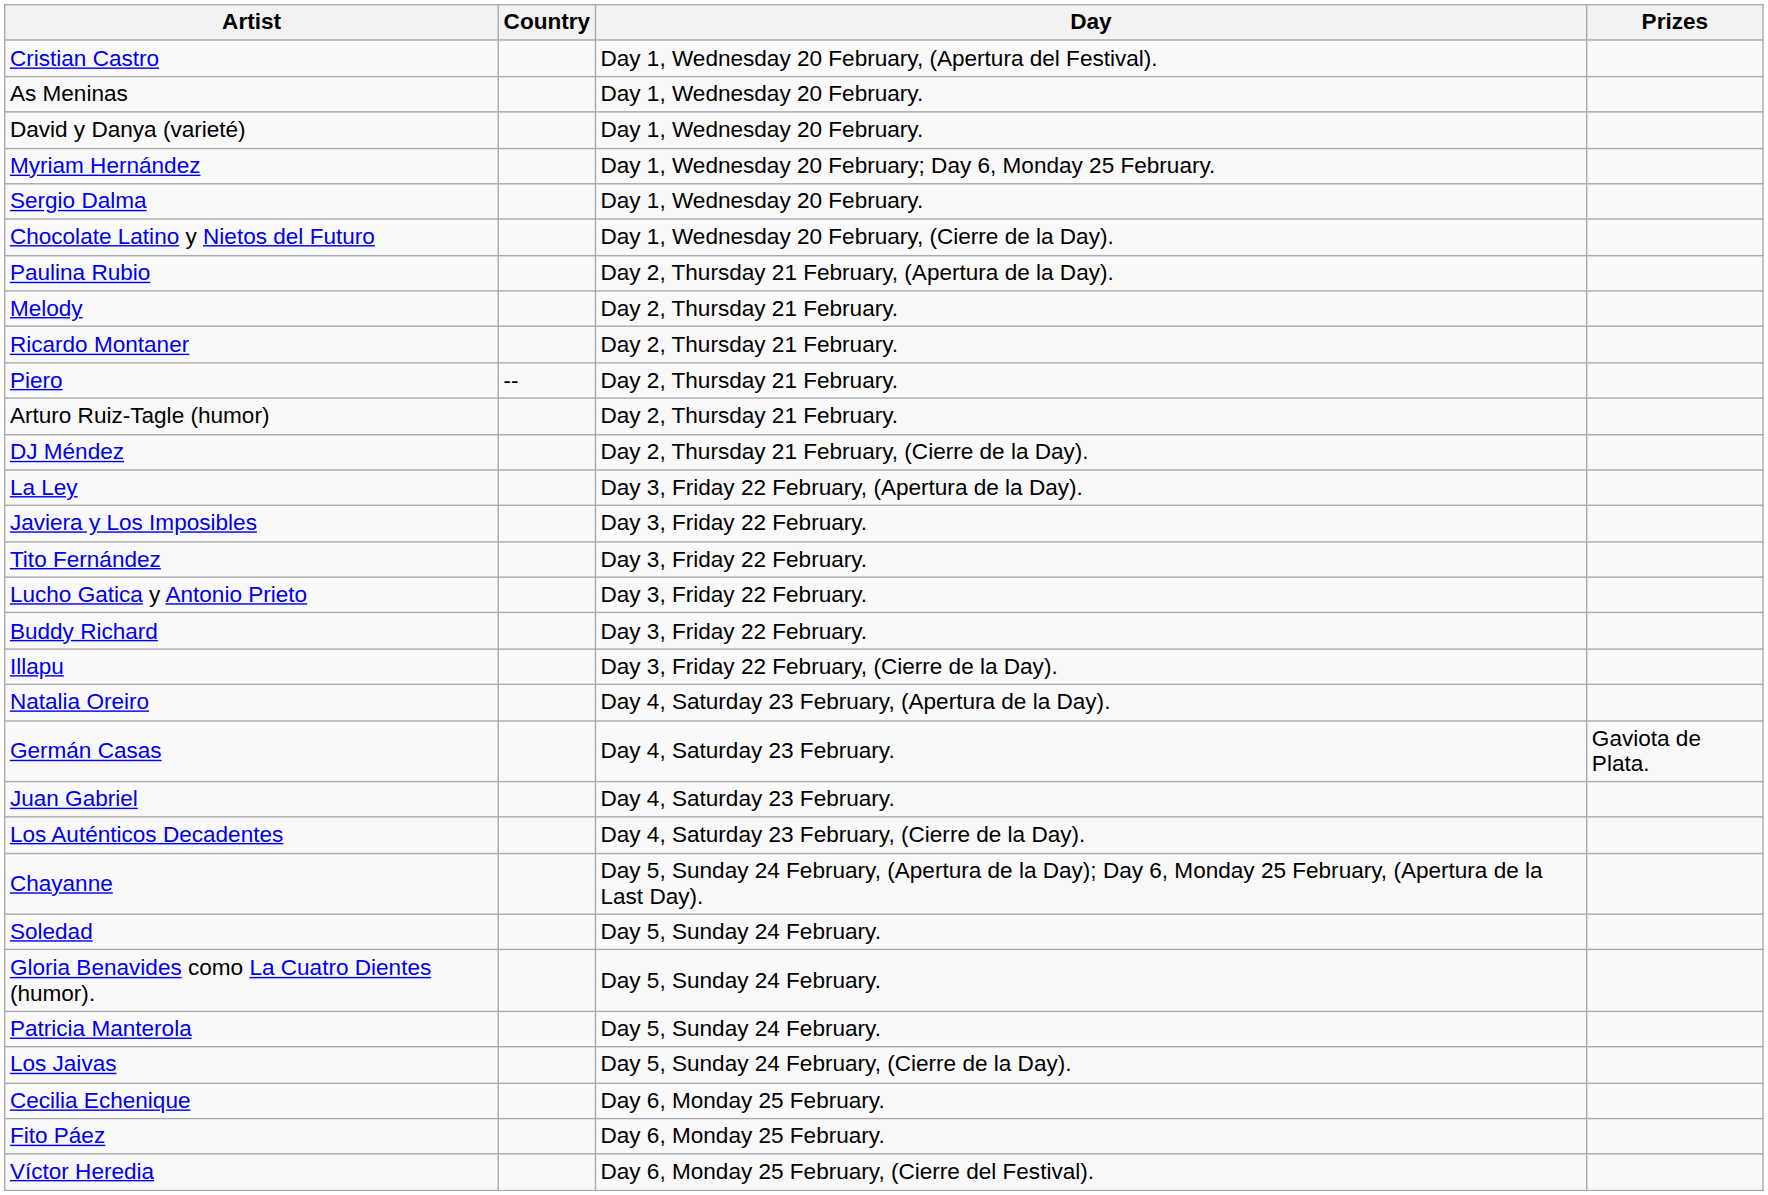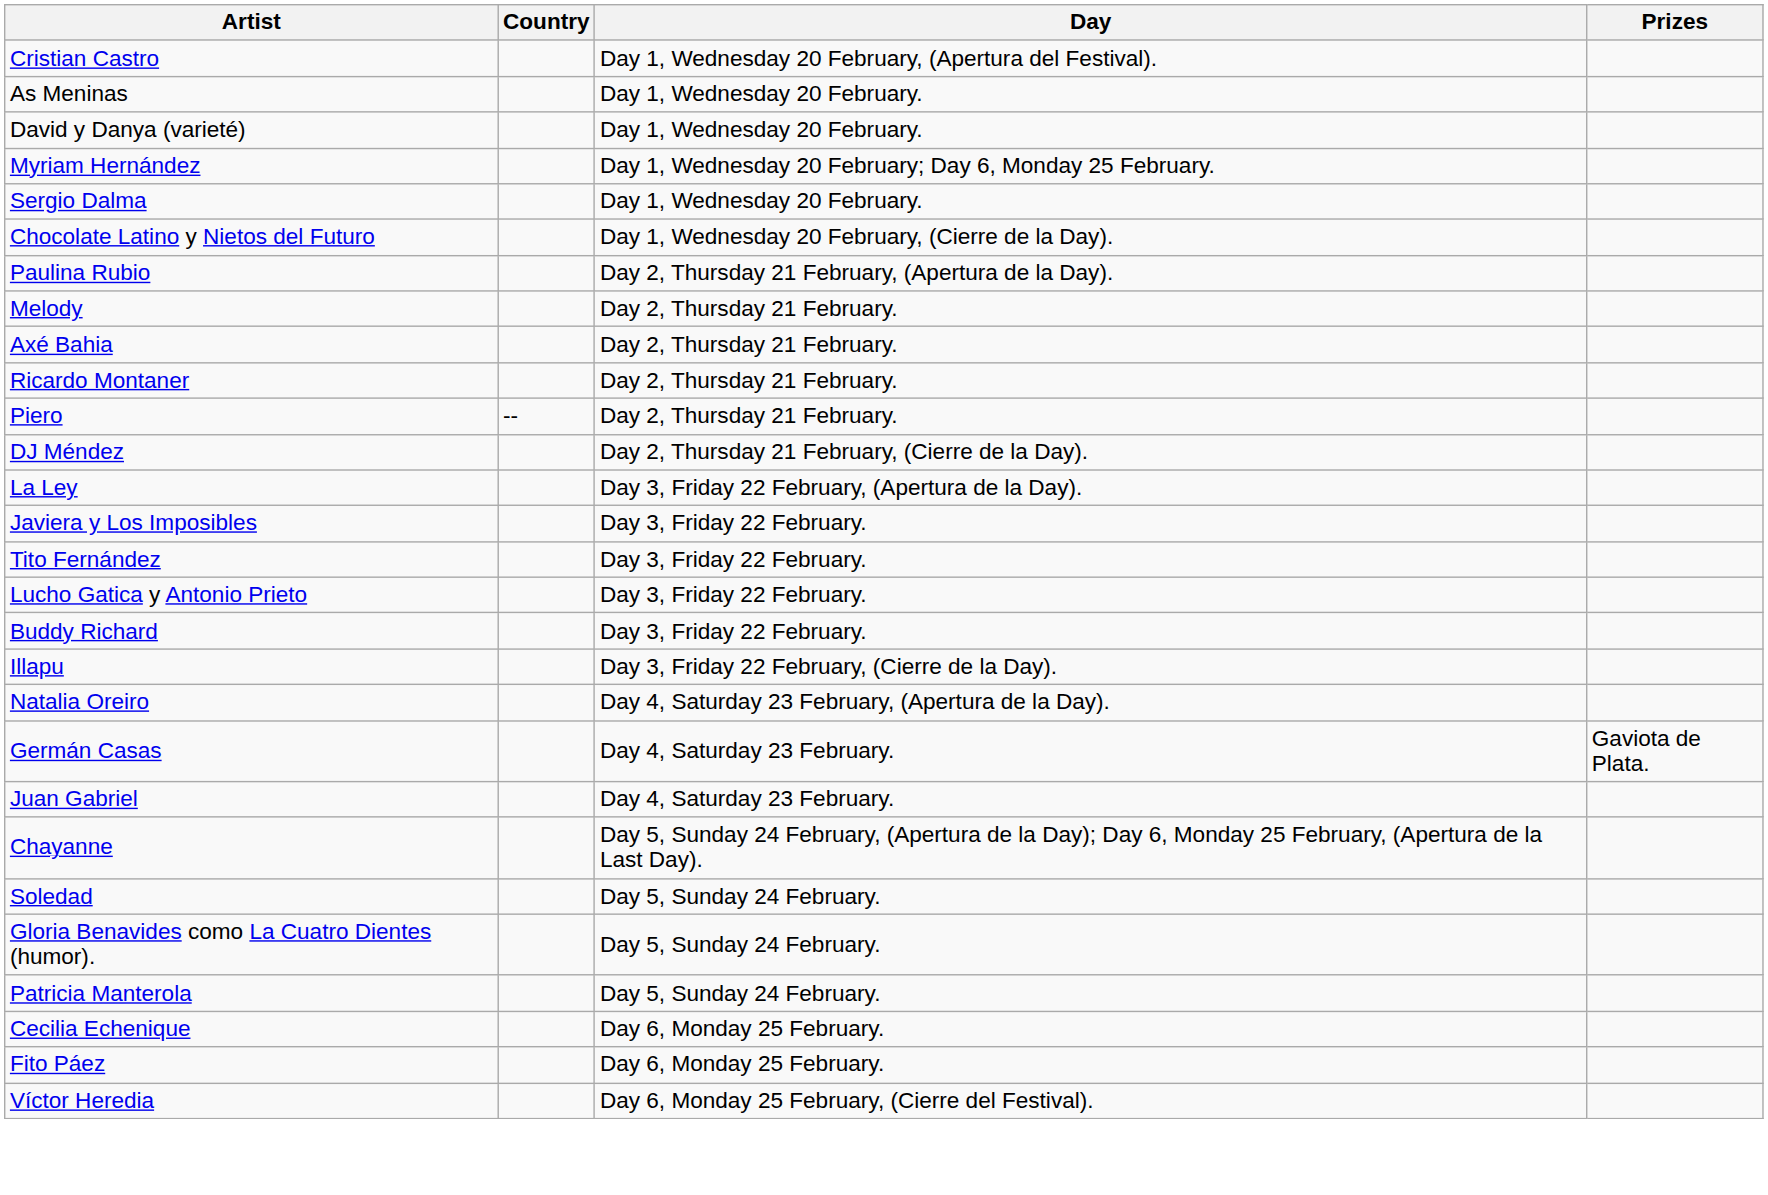+ row: (61, 344)
- row: (140, 415)
- row: (147, 834)
- row: (63, 1064)
